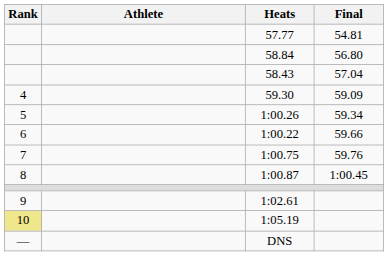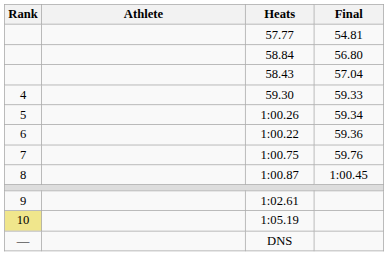(349, 94) 59.09 -> (349, 94) 59.33
(349, 134) 59.66 -> (349, 134) 59.36
